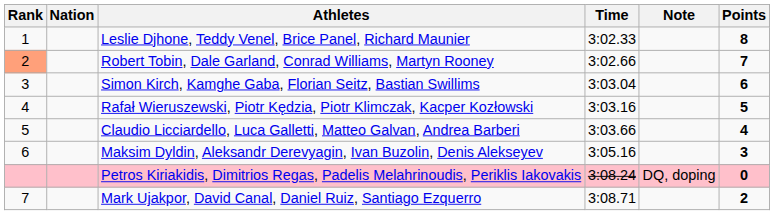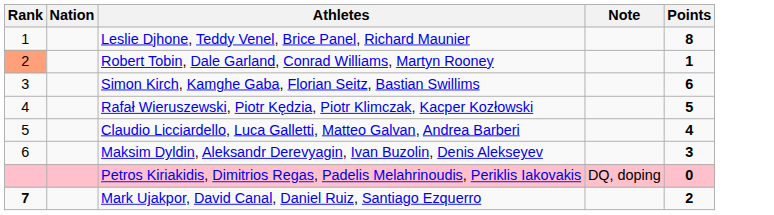- column: (612, 15)
(744, 61) 7 -> (689, 61) 1
(25, 198) normal -> (25, 198) bold
